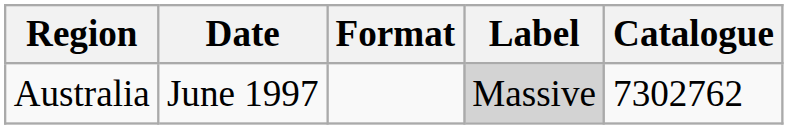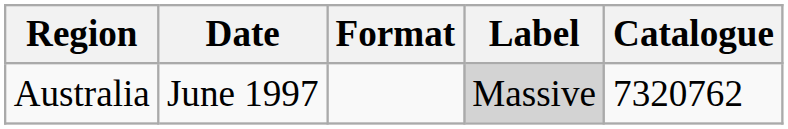(678, 92) 7302762 -> (678, 92) 7320762
